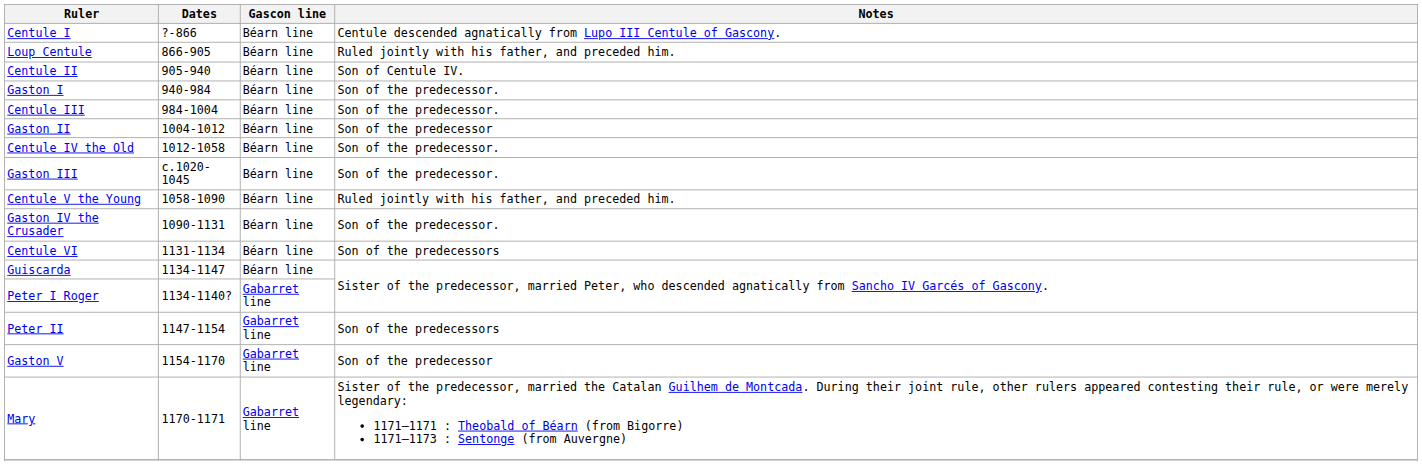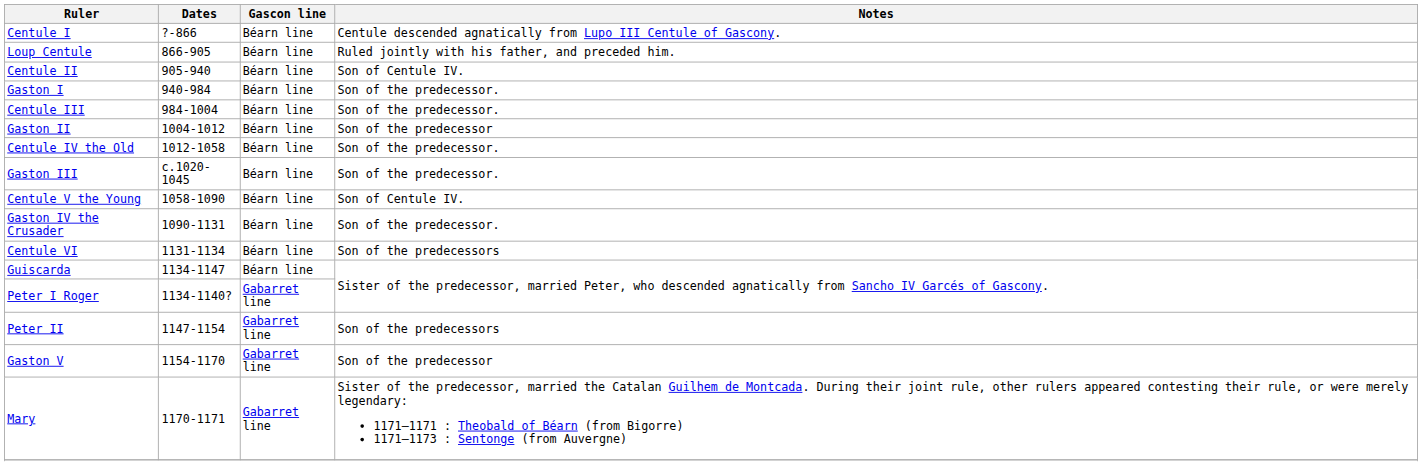(507, 199) Ruled jointly with his father, and preceded him. -> (401, 199) Son of Centule IV.
